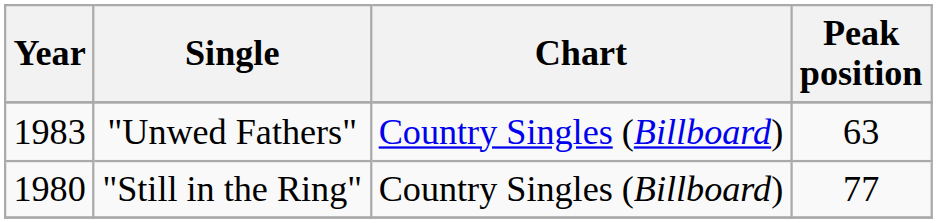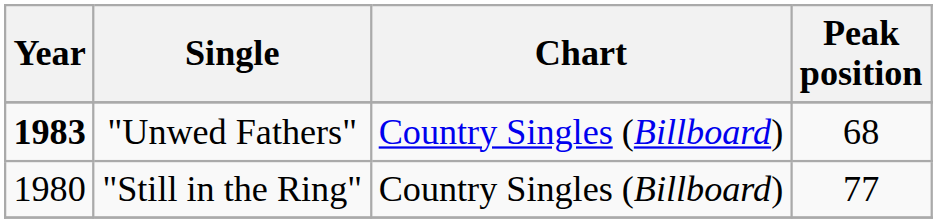(50, 131) normal -> (50, 131) bold
(861, 131) 63 -> (861, 131) 68
